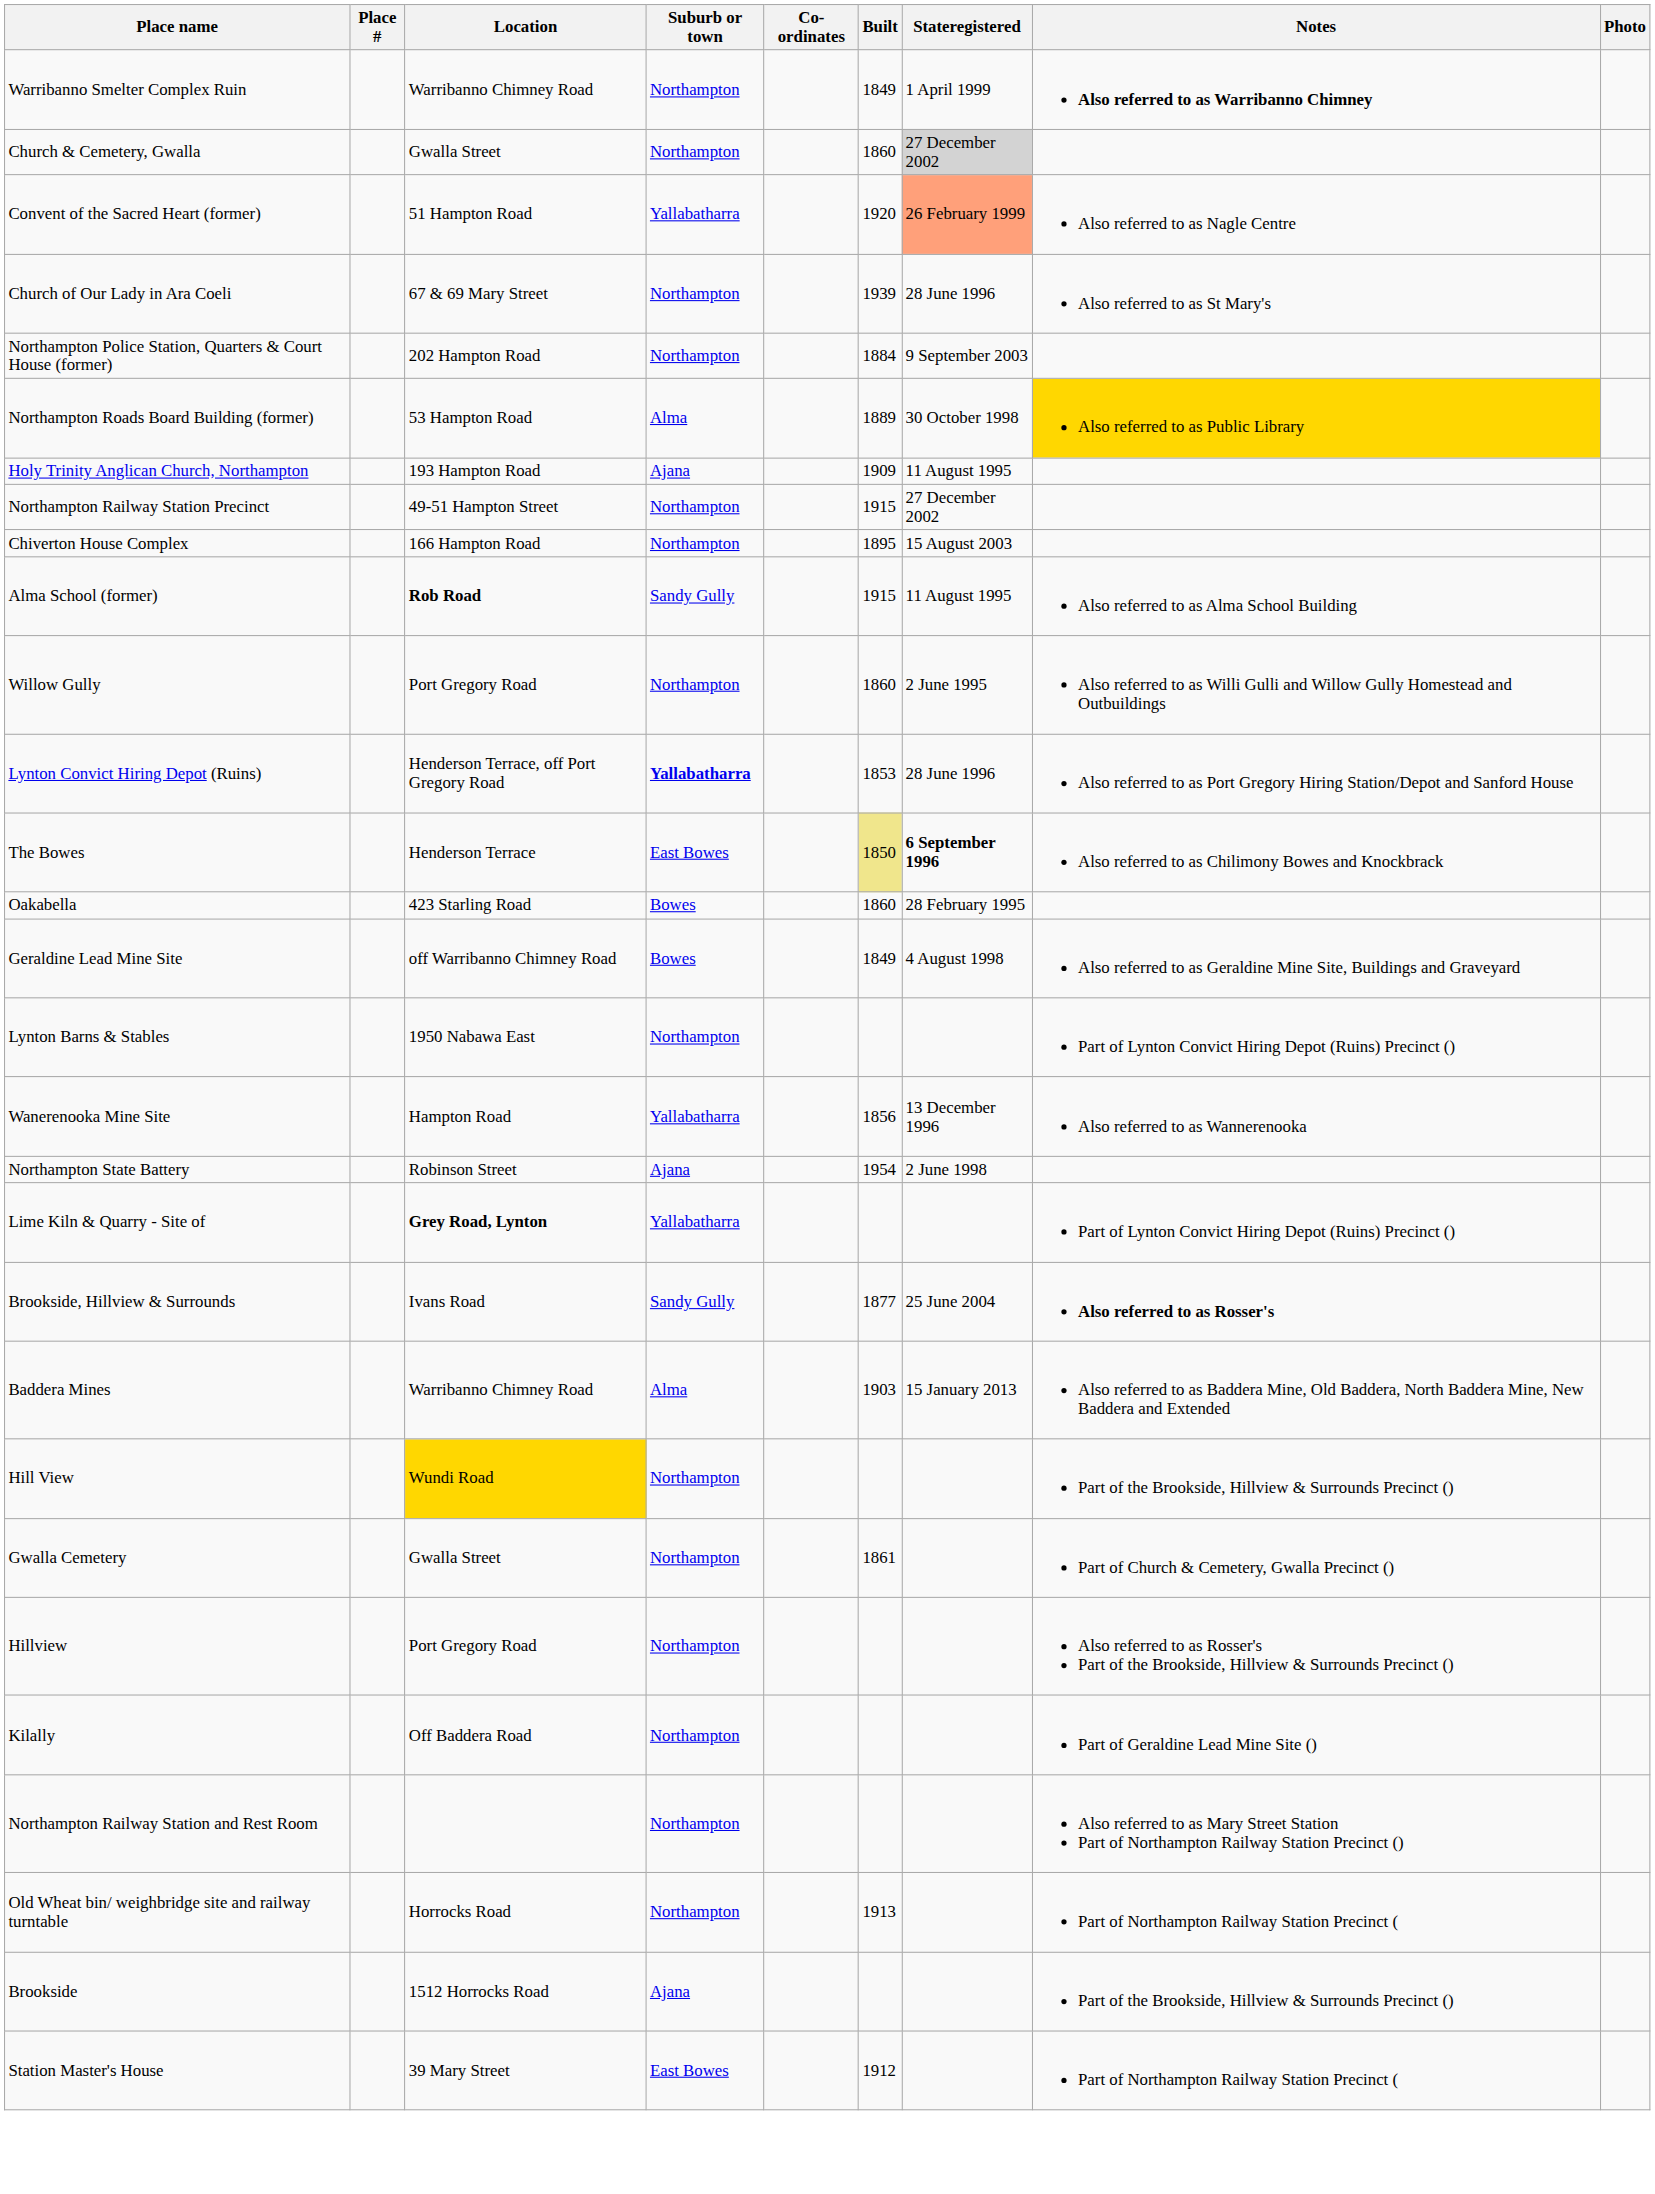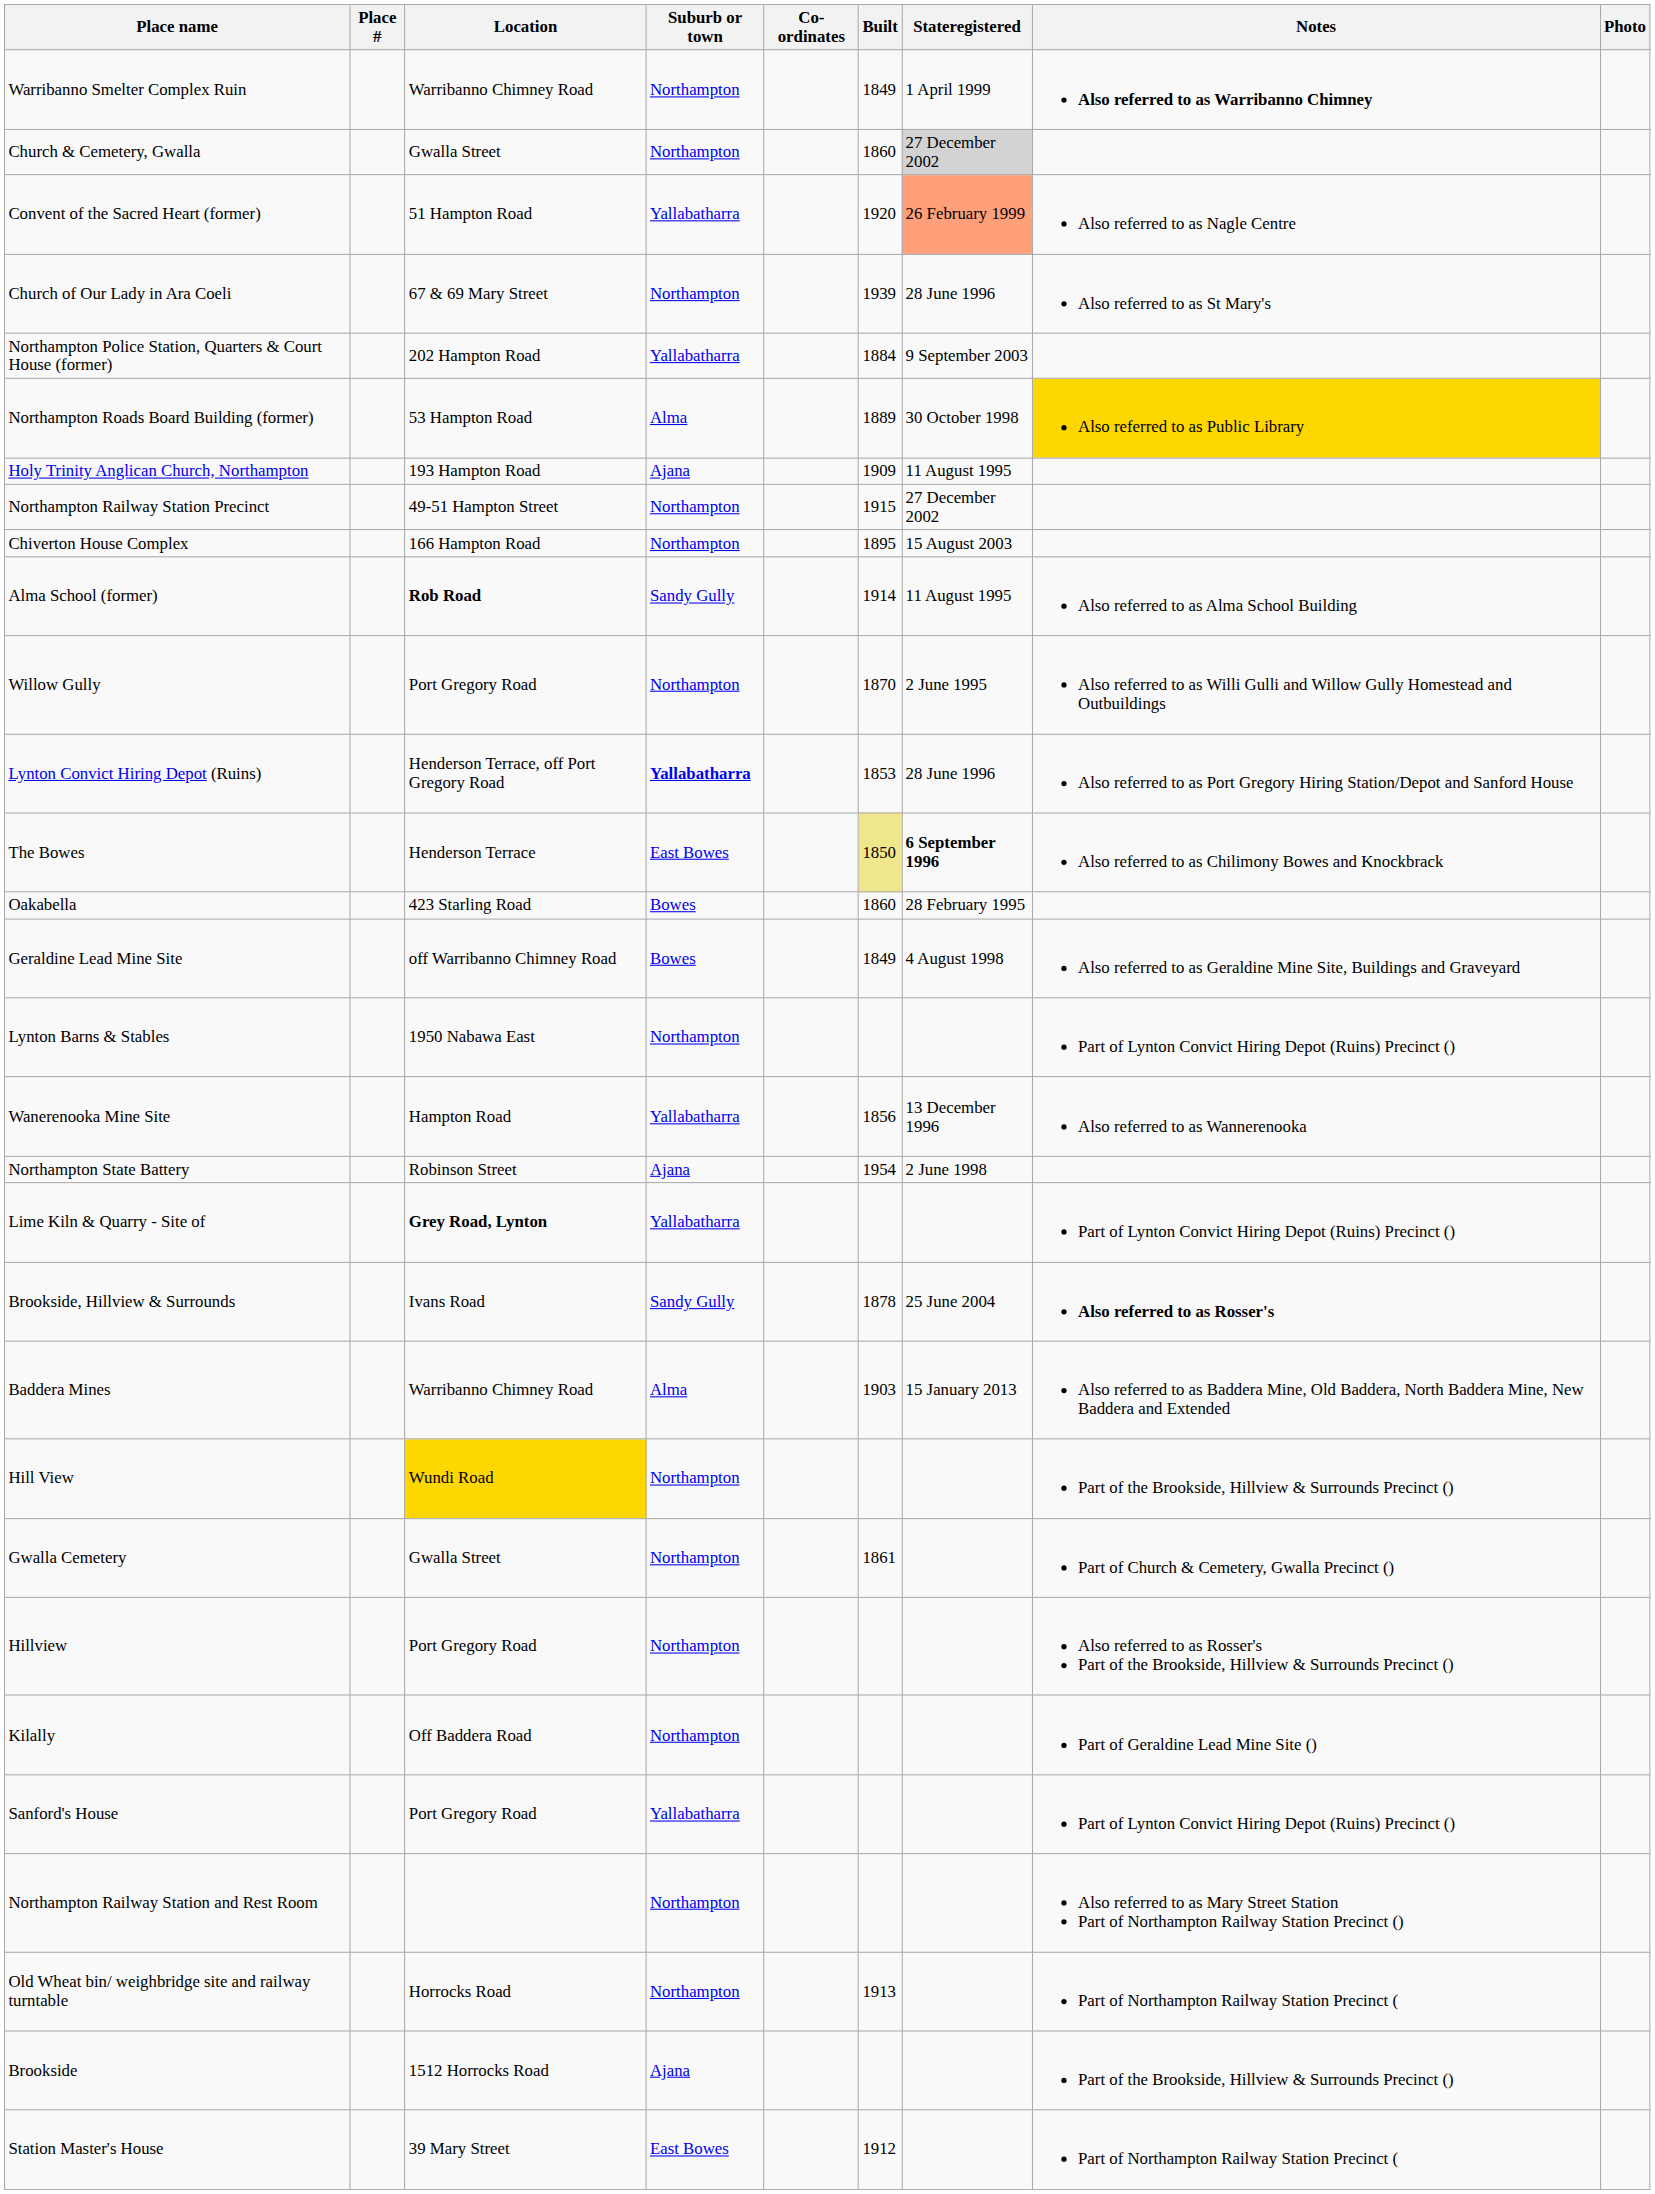(695, 355) Northampton -> (695, 355) Yallabatharra
(879, 596) 1915 -> (879, 596) 1914
(879, 684) 1860 -> (879, 684) 1870
(879, 1301) 1877 -> (879, 1301) 1878
+ row: (63, 1814)
